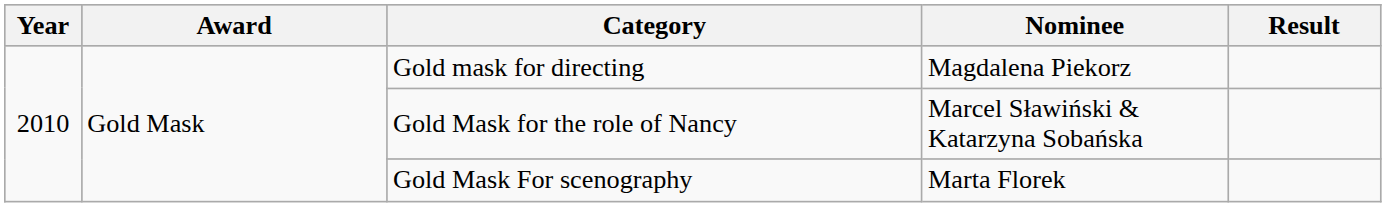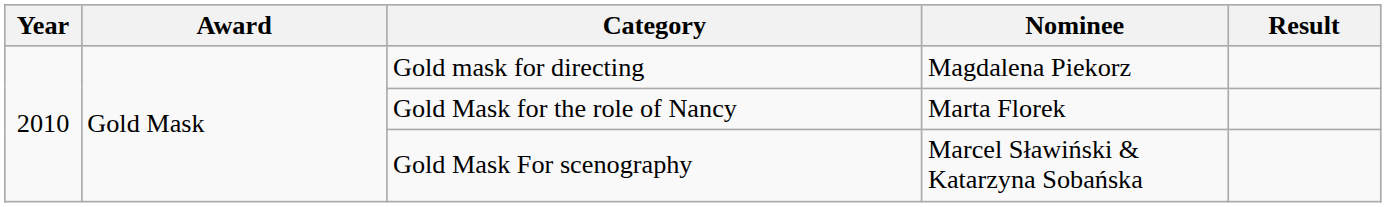(1035, 123) Marcel Sławiński & Katarzyna Sobańska -> (997, 108) Marta Florek
(997, 179) Marta Florek -> (1035, 164) Marcel Sławiński & Katarzyna Sobańska
